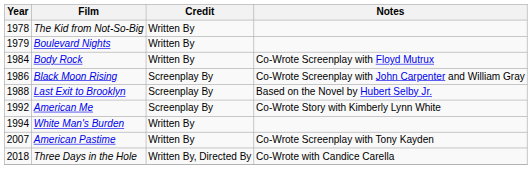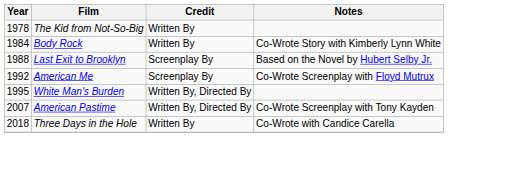- row: (72, 44)
(345, 60) Co-Wrote Screenplay with Floyd Mutrux -> (348, 44) Co-Wrote Story with Kimberly Lynn White
- row: (75, 76)
(348, 108) Co-Wrote Story with Kimberly Lynn White -> (345, 76) Co-Wrote Screenplay with Floyd Mutrux
(18, 124) 1994 -> (18, 92) 1995
(171, 124) Written By -> (200, 92) Written By, Directed By
(171, 140) Written By -> (200, 108) Written By, Directed By
(200, 156) Written By, Directed By -> (171, 124) Written By
